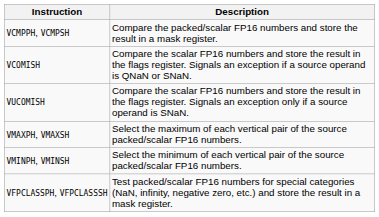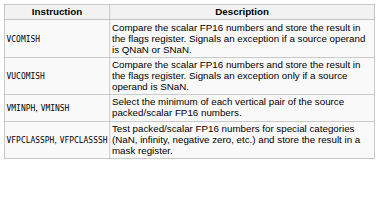- row: (38, 33)
- row: (38, 134)
